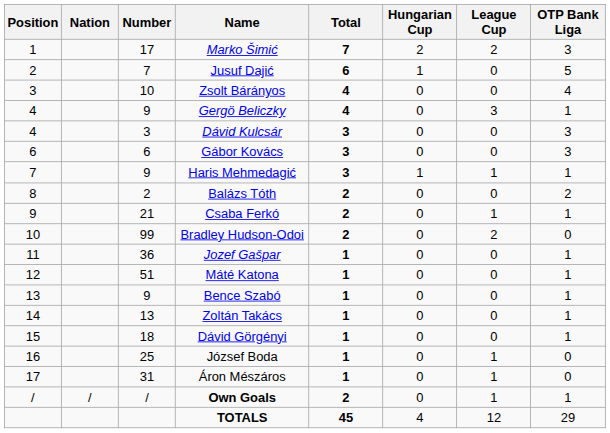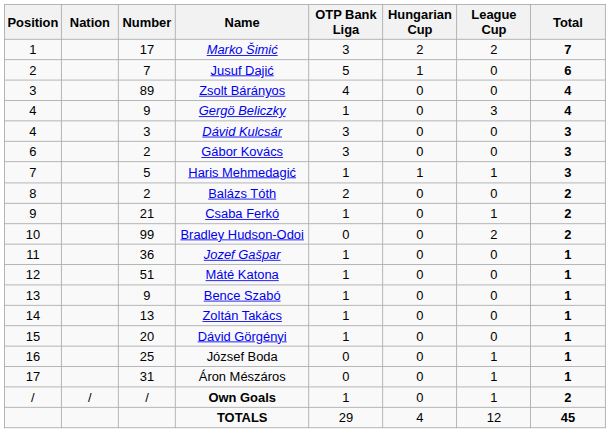columns swapped: (568, 22) <-> (346, 22)
(147, 91) 10 -> (147, 91) 89
(147, 152) 6 -> (147, 152) 2
(147, 172) 9 -> (147, 172) 5
(147, 336) 18 -> (147, 336) 20
